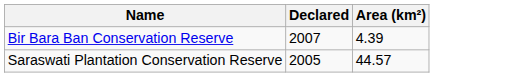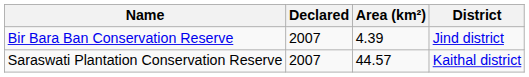+ column: (477, 15)
(305, 60) 2005 -> (305, 60) 2007
